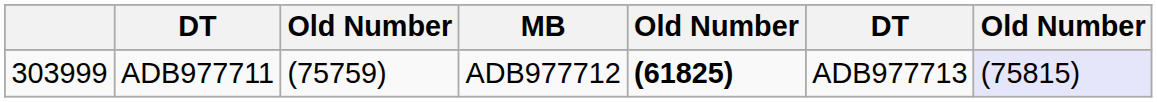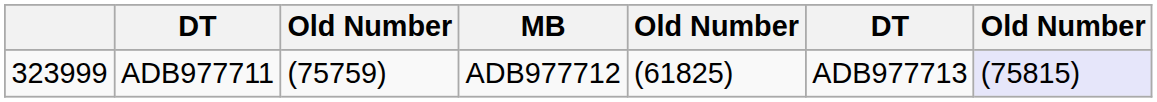(60, 73) 303999 -> (60, 73) 323999
(684, 73) bold -> (684, 73) normal
